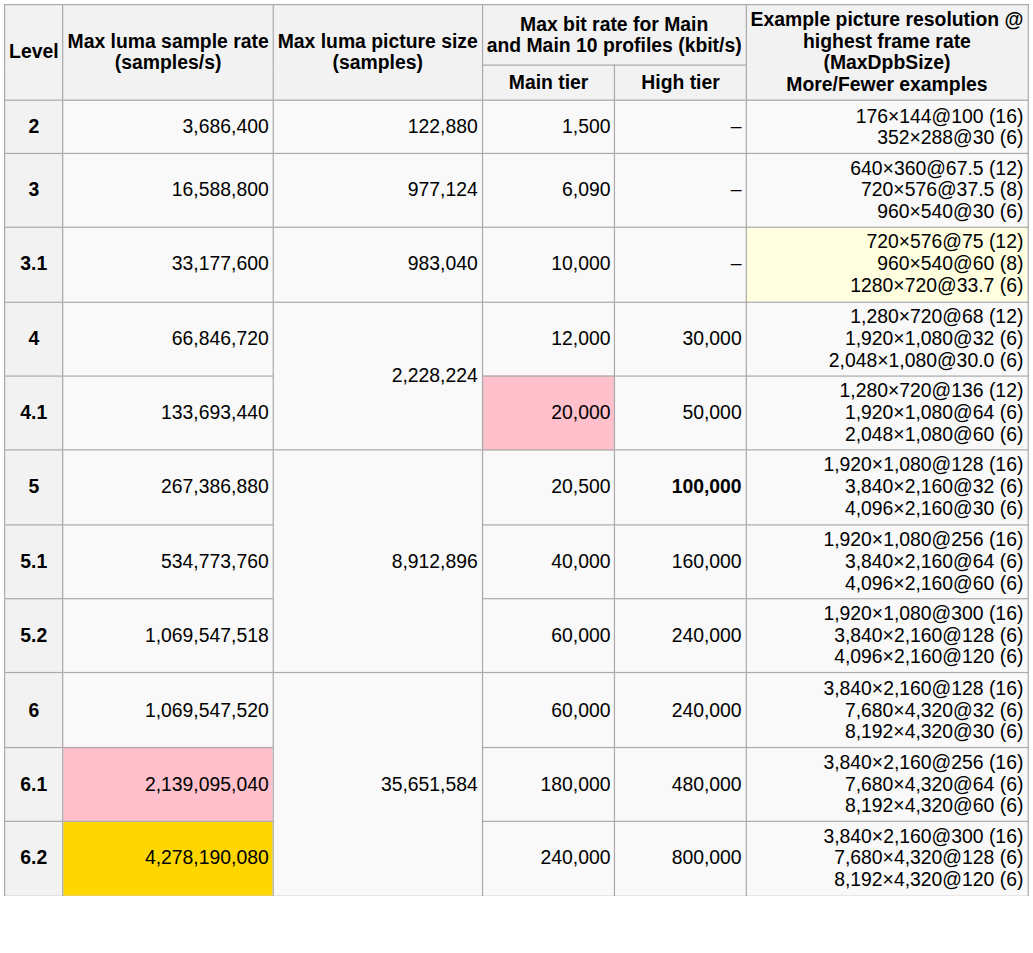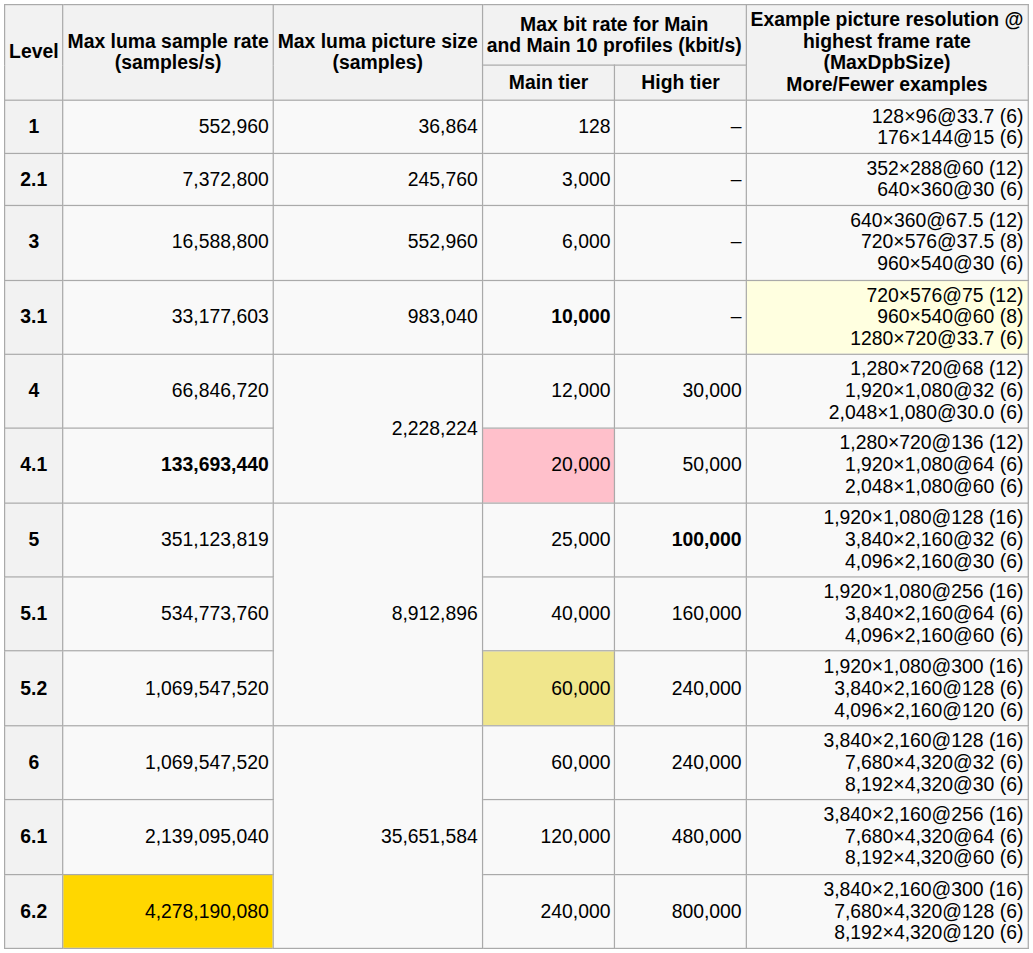+ row: (34, 126)
- row: (34, 126)
+ row: (34, 179)
(443, 190) 977,124 -> (443, 242) 552,960
(586, 190) 6,090 -> (586, 242) 6,000
(220, 264) 33,177,600 -> (220, 316) 33,177,603
(581, 264) normal -> (581, 316) bold
(215, 412) normal -> (215, 465) bold
(215, 487) 267,386,880 -> (215, 539) 351,123,819
(581, 487) 20,500 -> (581, 539) 25,000
(207, 635) 1,069,547,518 -> (207, 688) 1,069,547,520
(581, 635) no background -> (581, 688) khaki background
(207, 784) pink background -> (207, 836) no background
(576, 784) 180,000 -> (576, 836) 120,000
